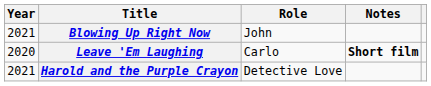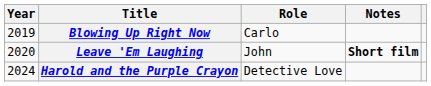(21, 33) 2021 -> (21, 33) 2019
(258, 33) John -> (261, 33) Carlo
(261, 52) Carlo -> (258, 52) John
(21, 71) 2021 -> (21, 71) 2024
